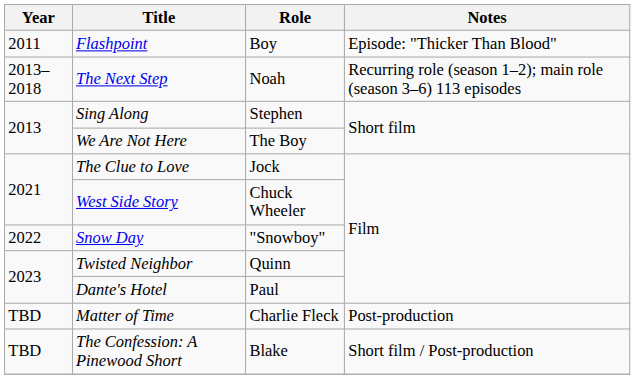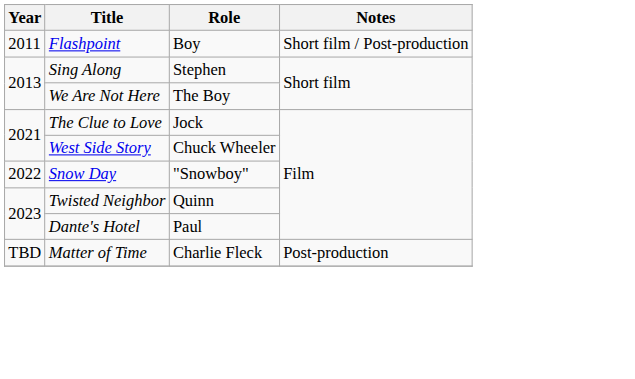(453, 43) Episode: "Thicker Than Blood" -> (376, 43) Short film / Post-production
- row: (122, 79)
- row: (137, 351)
